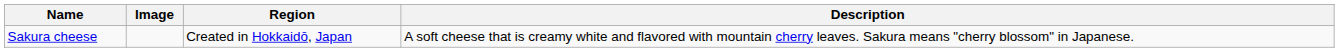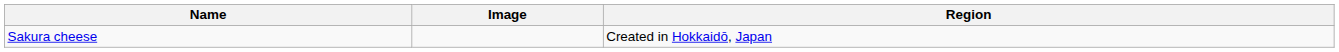- column: (868, 15)
